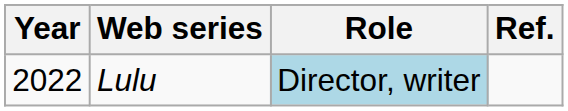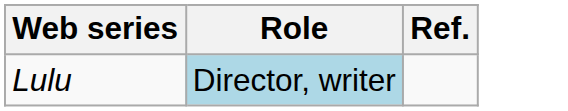- column: (47, 29)
